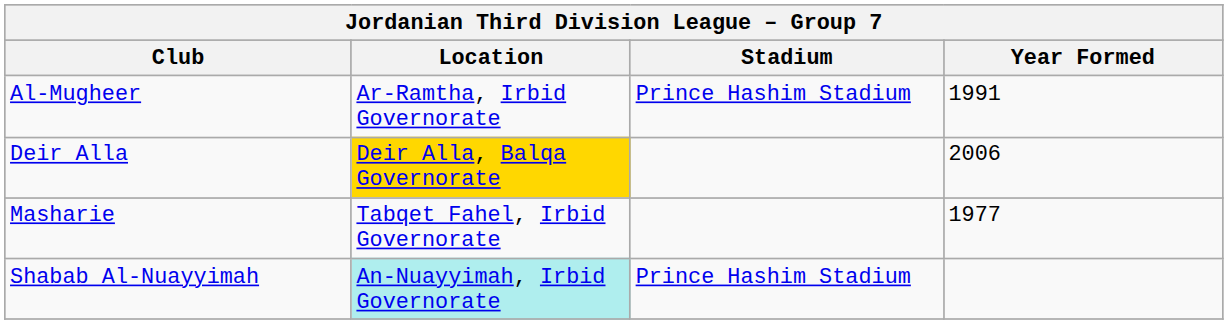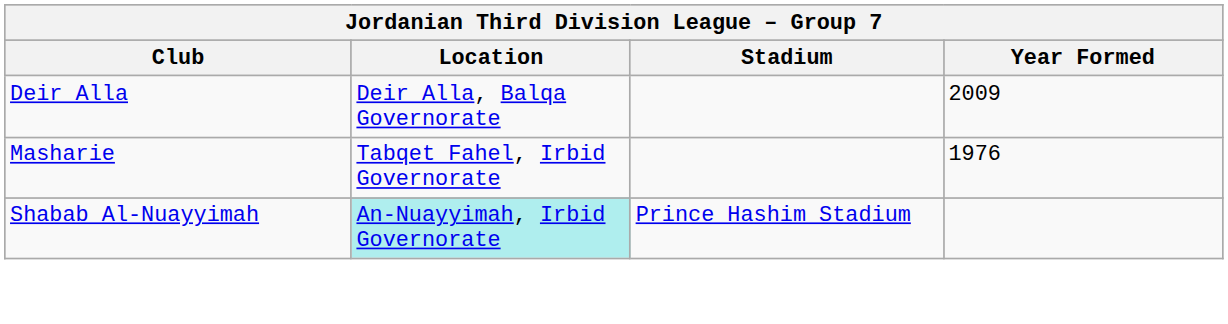- row: (76, 94)
(461, 167) gold background -> (461, 106) no background
(975, 155) 2006 -> (975, 94) 2009
(975, 215) 1977 -> (975, 155) 1976
